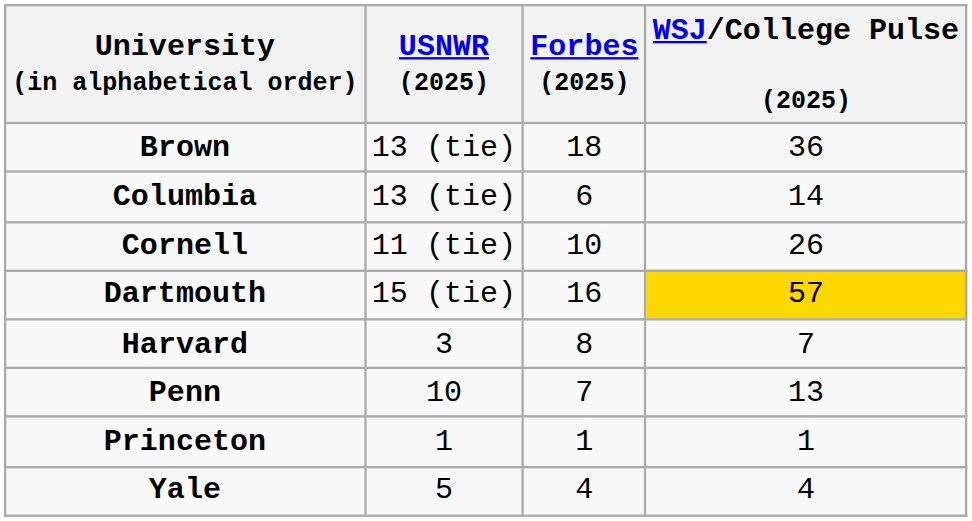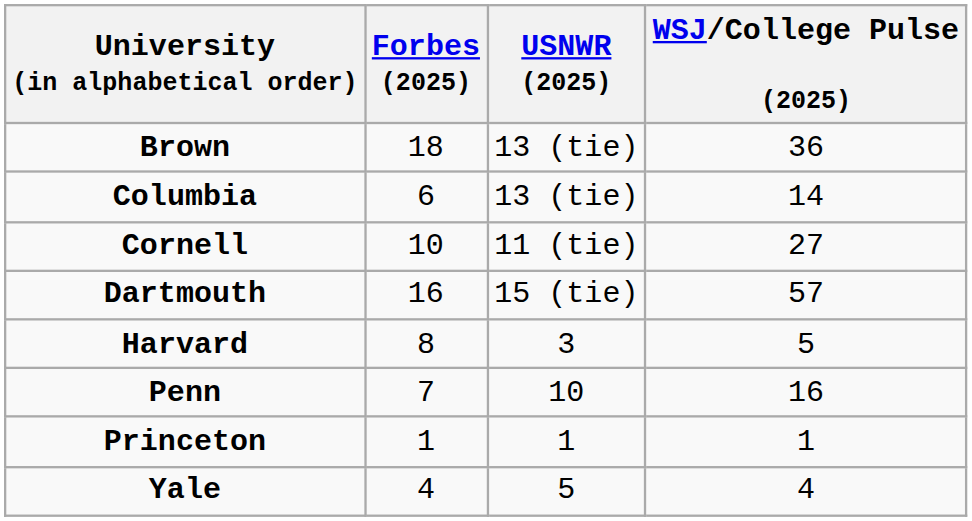columns swapped: (584, 63) <-> (444, 63)
(806, 246) 26 -> (806, 246) 27
(806, 295) gold background -> (806, 295) no background
(806, 344) 7 -> (806, 344) 5
(806, 393) 13 -> (806, 393) 16
